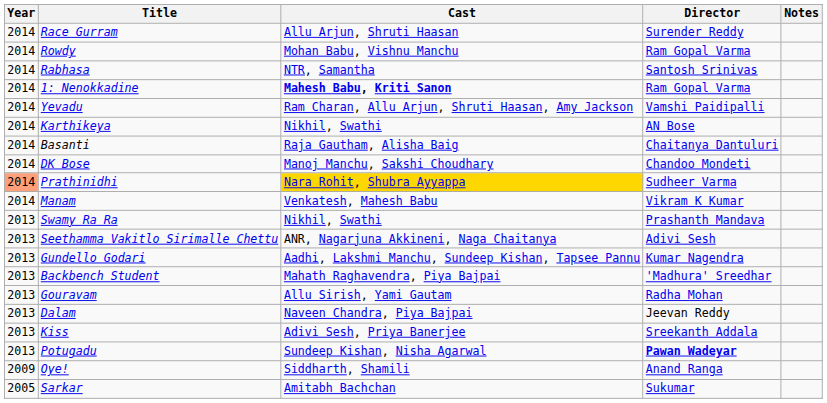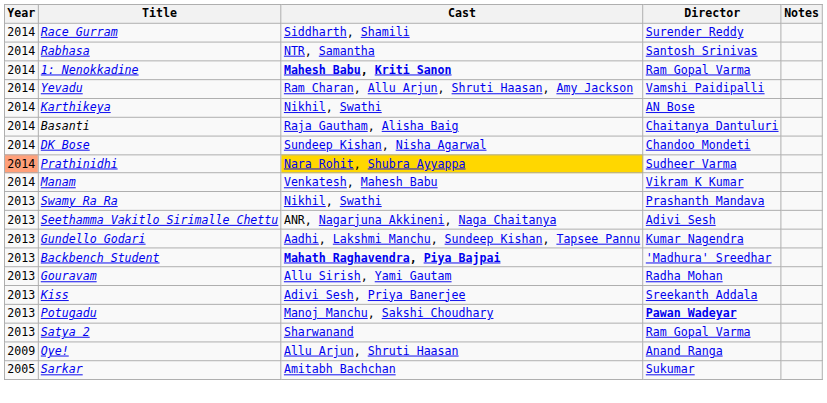(371, 33) Allu Arjun, Shruti Haasan -> (347, 33) Siddharth, Shamili
- row: (58, 52)
(389, 164) Manoj Manchu, Sakshi Choudhary -> (385, 145) Sundeep Kishan, Nisha Agarwal
(392, 277) normal -> (392, 258) bold
- row: (58, 314)
(385, 352) Sundeep Kishan, Nisha Agarwal -> (389, 314) Manoj Manchu, Sakshi Choudhary
+ row: (65, 333)
(347, 370) Siddharth, Shamili -> (371, 352) Allu Arjun, Shruti Haasan
